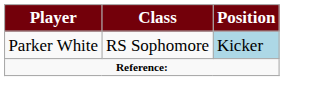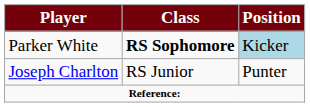(157, 44) normal -> (180, 44) bold
+ row: (63, 71)
